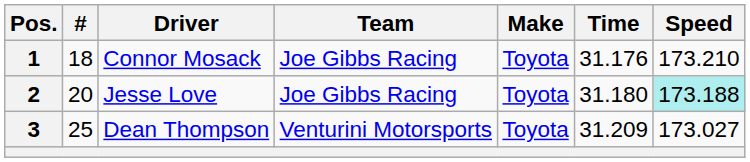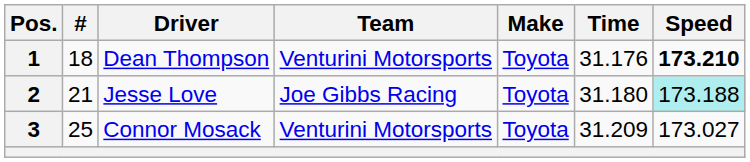(182, 58) Connor Mosack -> (186, 58) Dean Thompson
(368, 58) Joe Gibbs Racing -> (386, 58) Venturini Motorsports
(699, 58) normal -> (699, 58) bold
(80, 94) 20 -> (80, 94) 21
(186, 130) Dean Thompson -> (182, 130) Connor Mosack
